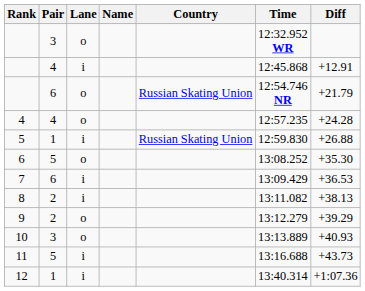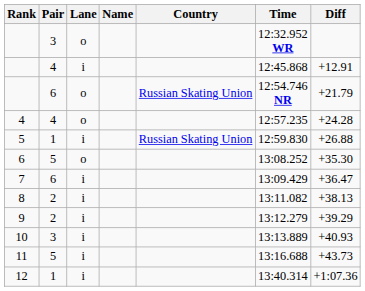(336, 178) +36.53 -> (336, 178) +36.47
(83, 217) o -> (83, 217) i
(83, 237) o -> (83, 237) i
